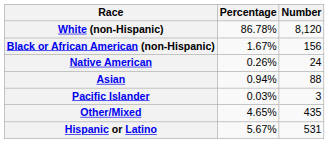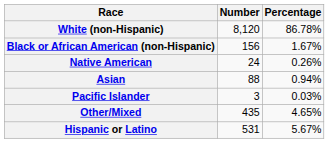columns swapped: (302, 12) <-> (248, 12)
